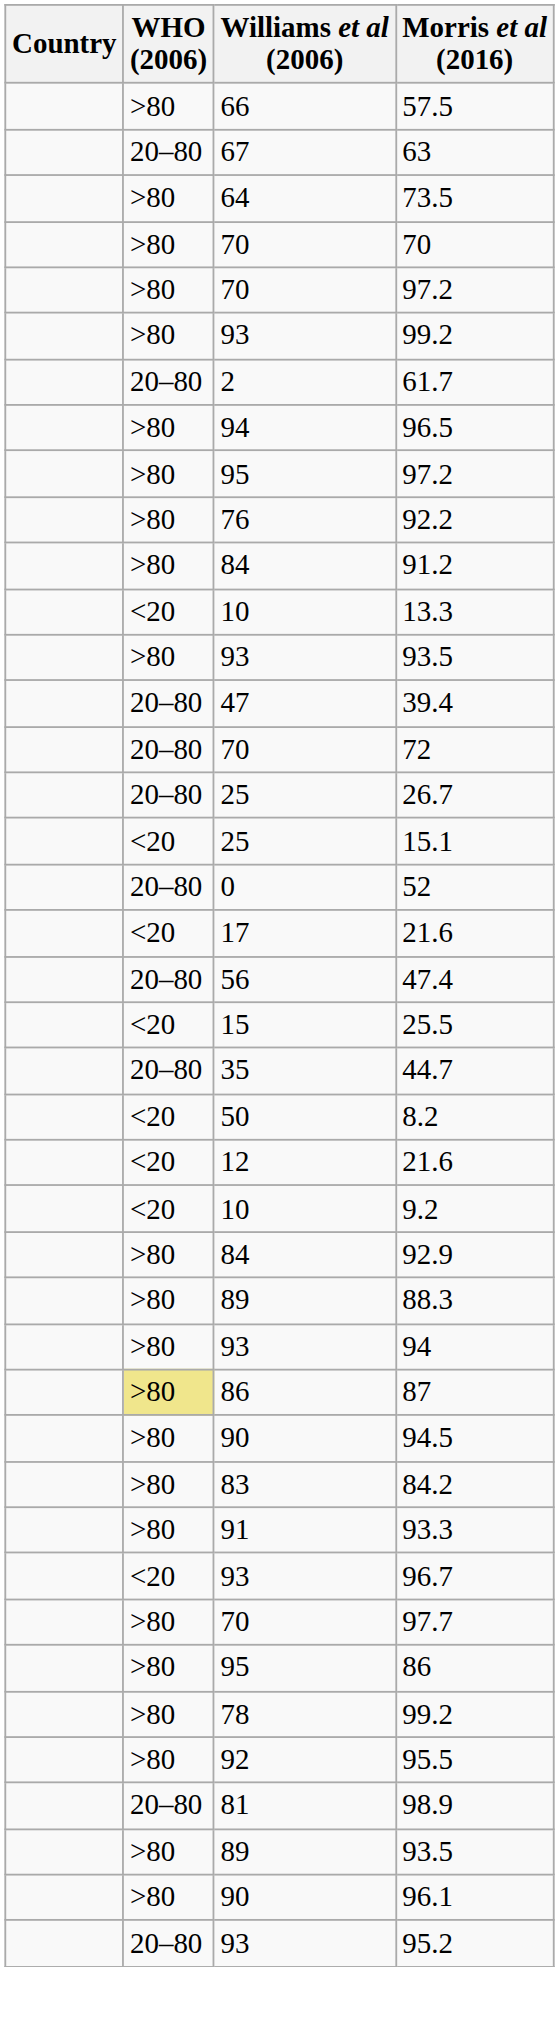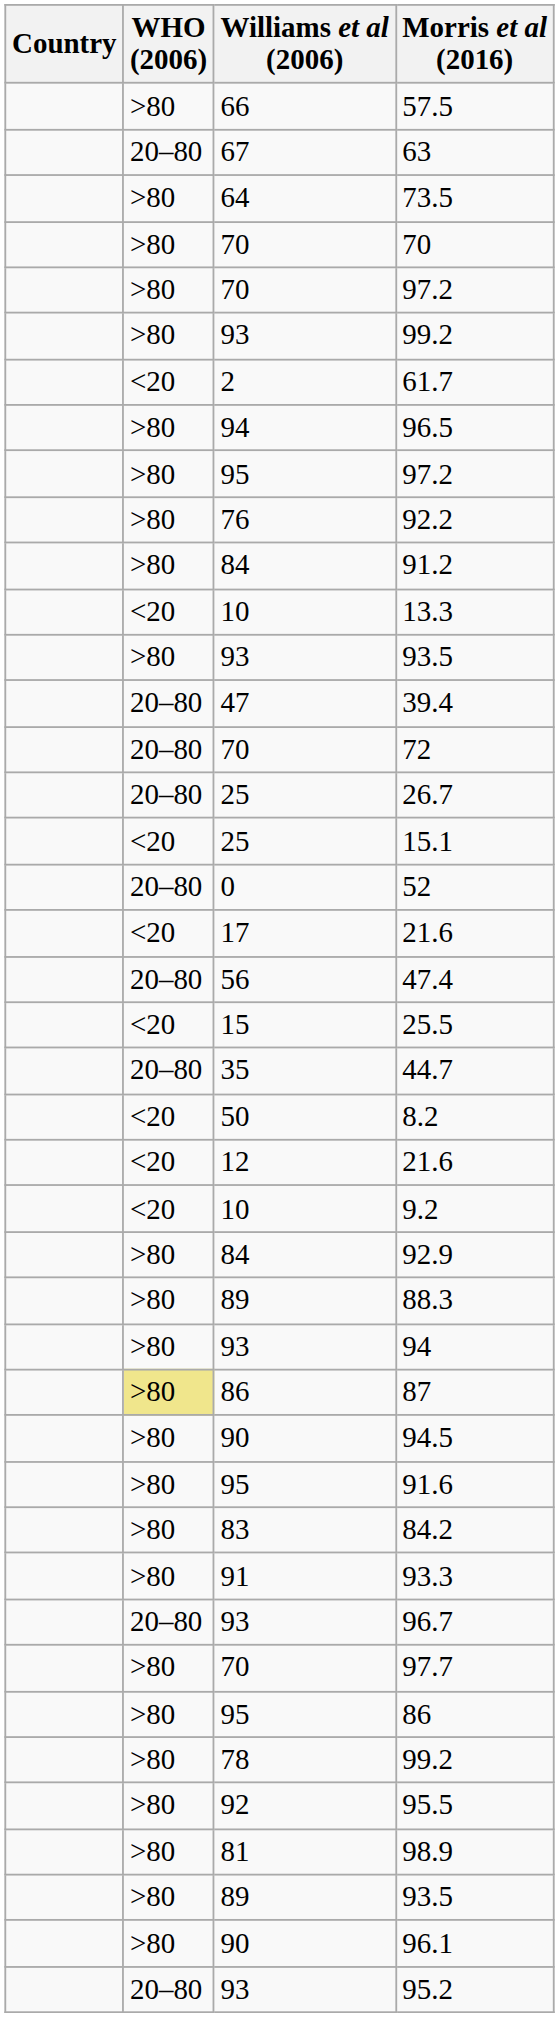(166, 381) 20–80 -> (153, 381) <20
+ row: (235, 1483)
(153, 1575) <20 -> (166, 1621) 20–80
(166, 1805) 20–80 -> (153, 1851) >80
